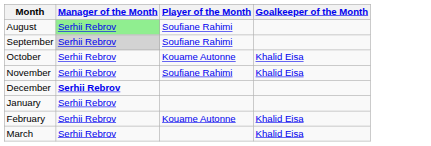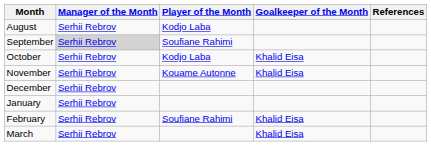+ column: (398, 12)
(87, 27) lightgreen background -> (87, 27) no background
(197, 27) Soufiane Rahimi -> (186, 27) Kodjo Laba
(199, 57) Kouame Autonne -> (186, 57) Kodjo Laba
(197, 73) Soufiane Rahimi -> (199, 73) Kouame Autonne
(89, 88) bold -> (87, 88) normal
(199, 118) Kouame Autonne -> (197, 118) Soufiane Rahimi
